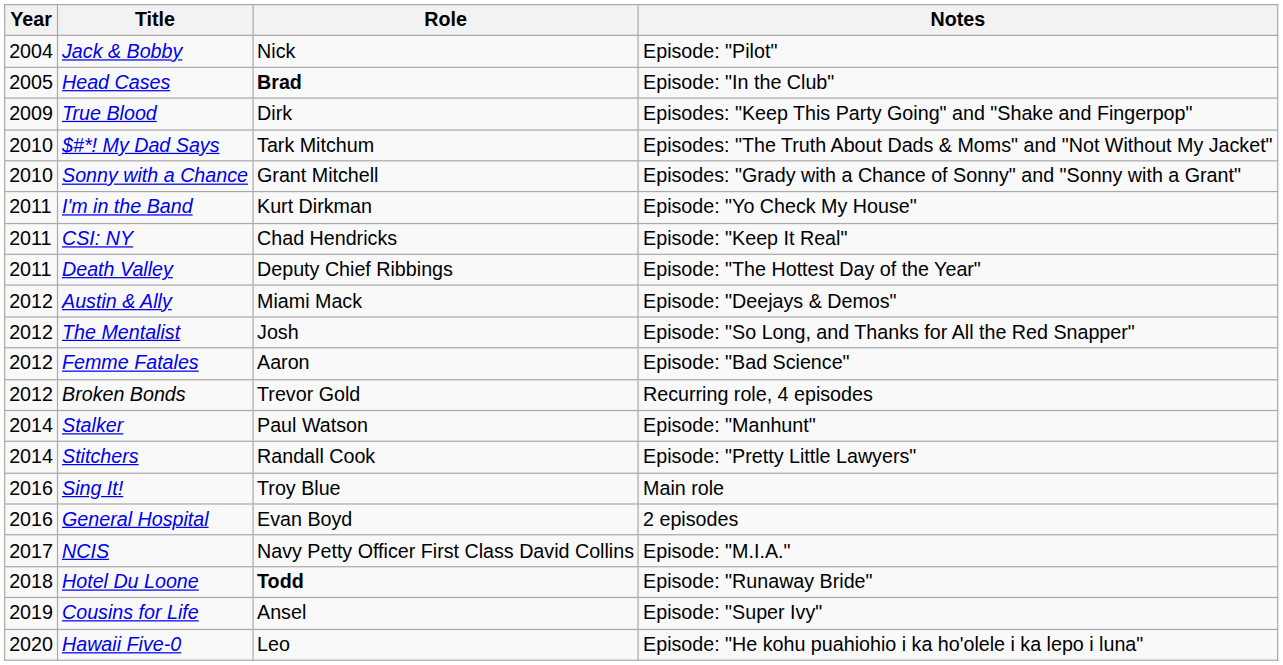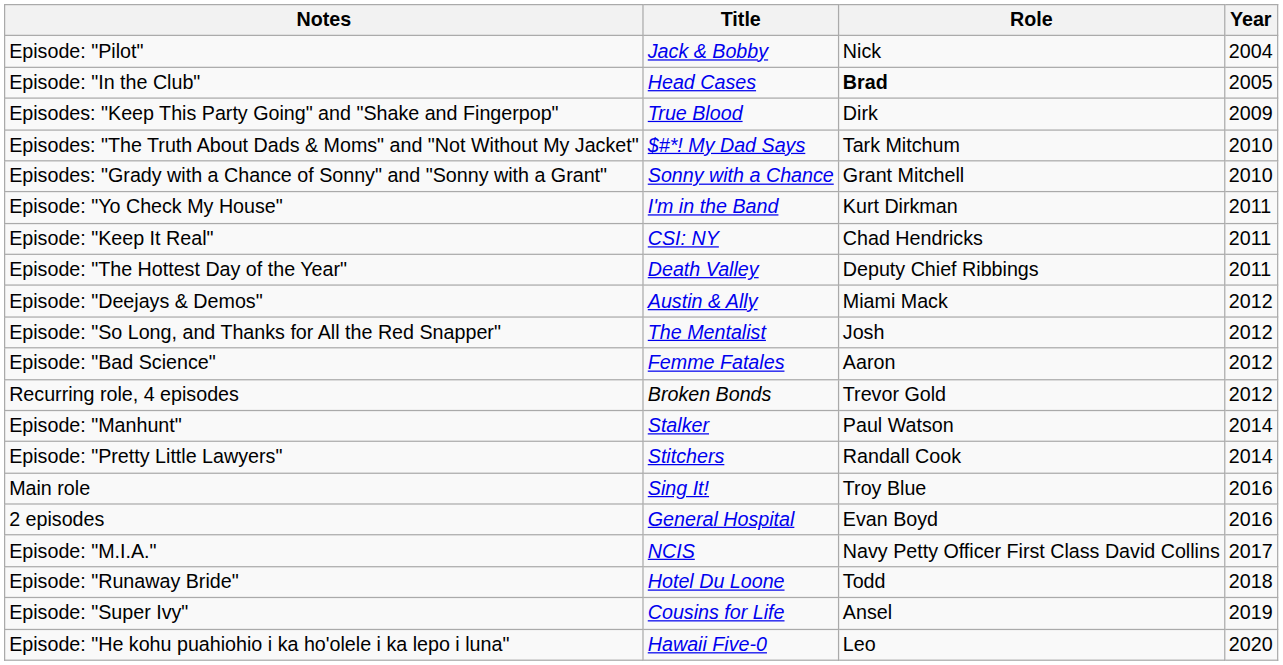columns swapped: (31, 20) <-> (958, 20)
(280, 581) bold -> (864, 581) normal
